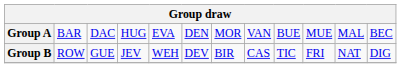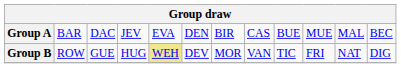(134, 33) HUG -> (131, 33) JEV
(228, 33) MOR -> (224, 33) BIR
(259, 33) VAN -> (258, 33) CAS
(131, 52) JEV -> (134, 52) HUG
(165, 52) no background -> (165, 52) khaki background
(224, 52) BIR -> (228, 52) MOR
(258, 52) CAS -> (259, 52) VAN
